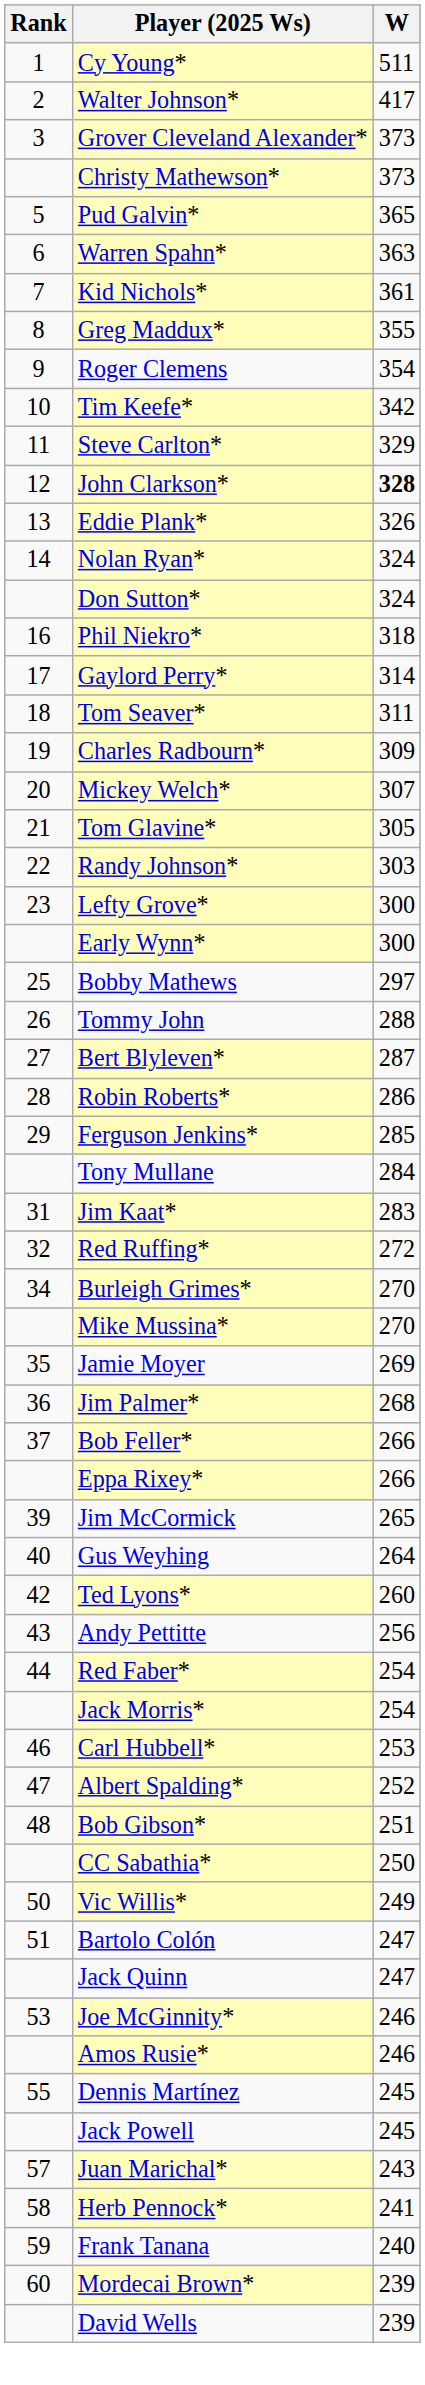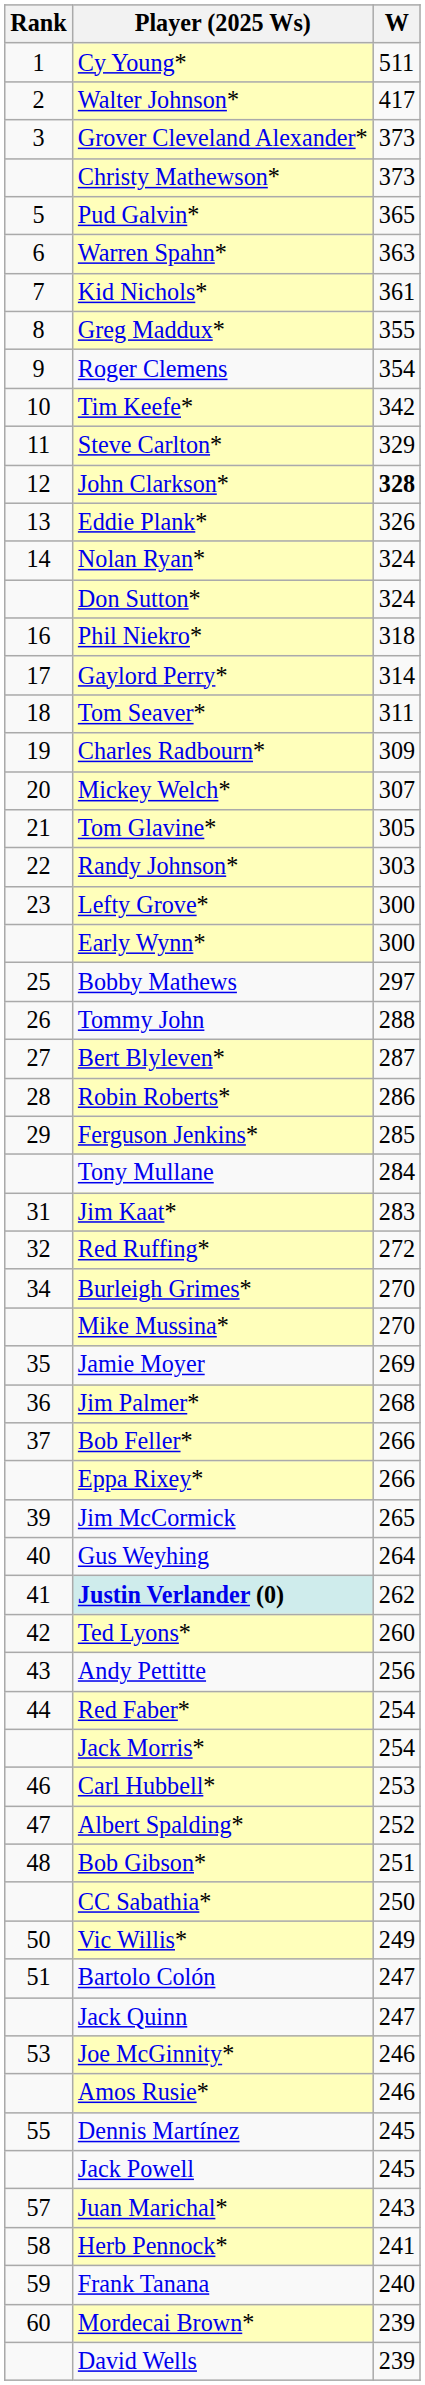+ row: (181, 1594)
